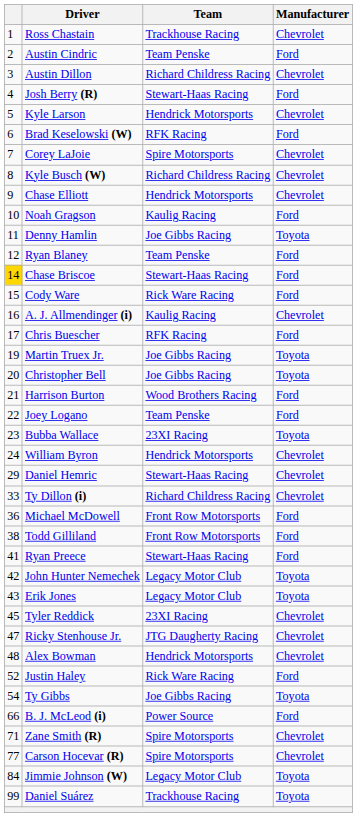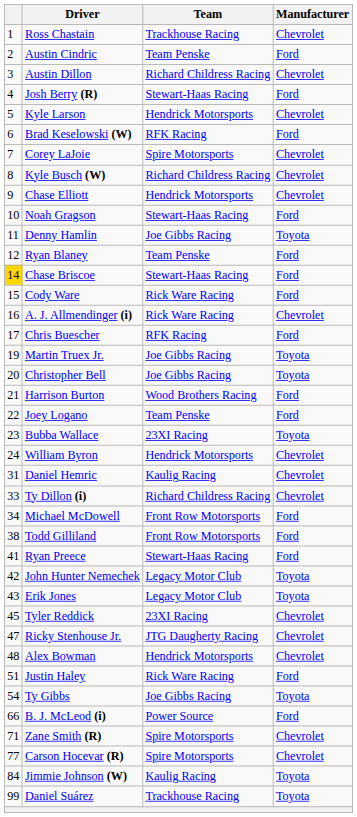(181, 215) Kaulig Racing -> (197, 215) Stewart-Haas Racing
(181, 315) Kaulig Racing -> (190, 315) Rick Ware Racing
(13, 475) 29 -> (13, 475) 31
(197, 475) Stewart-Haas Racing -> (181, 475) Kaulig Racing
(13, 515) 36 -> (13, 515) 34
(13, 676) 52 -> (13, 676) 51
(193, 776) Legacy Motor Club -> (181, 776) Kaulig Racing
